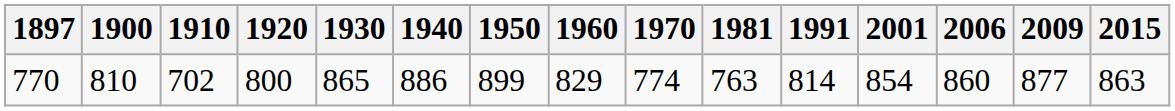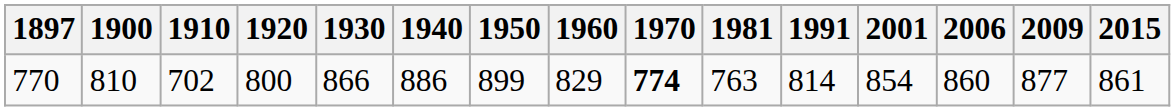(346, 79) 865 -> (346, 79) 866
(656, 79) normal -> (656, 79) bold
(1122, 79) 863 -> (1122, 79) 861
